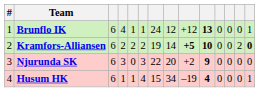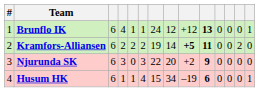(207, 45) 10 -> (207, 45) 11
(250, 45) bold -> (250, 45) normal
(207, 78) 4 -> (207, 78) 6
